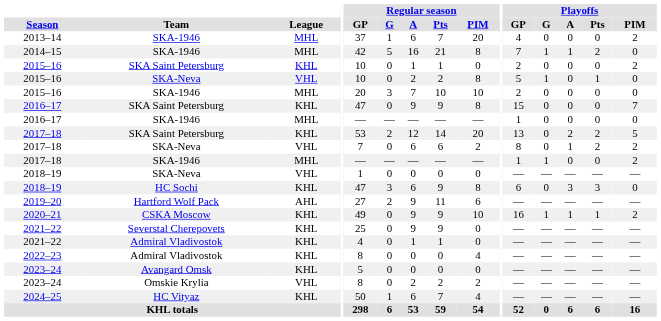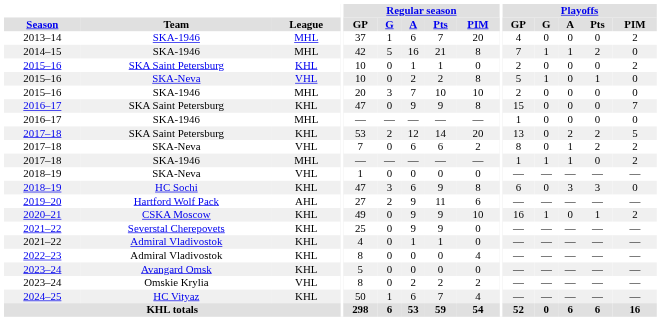(570, 160) 0 -> (570, 160) 1
(570, 214) 1 -> (570, 214) 0
